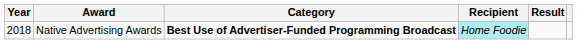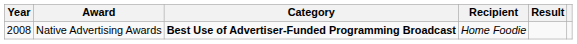(19, 30) 2018 -> (19, 30) 2008
(494, 30) paleturquoise background -> (494, 30) no background
